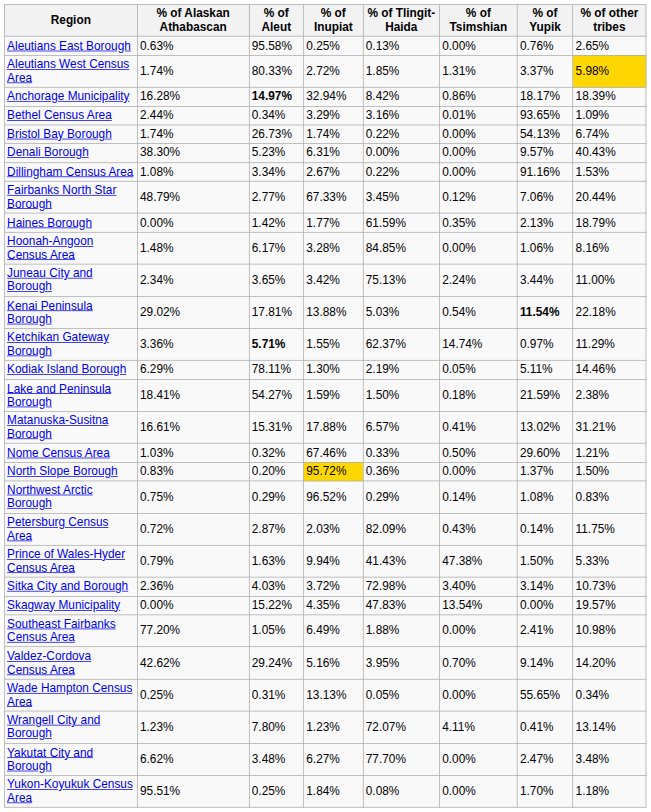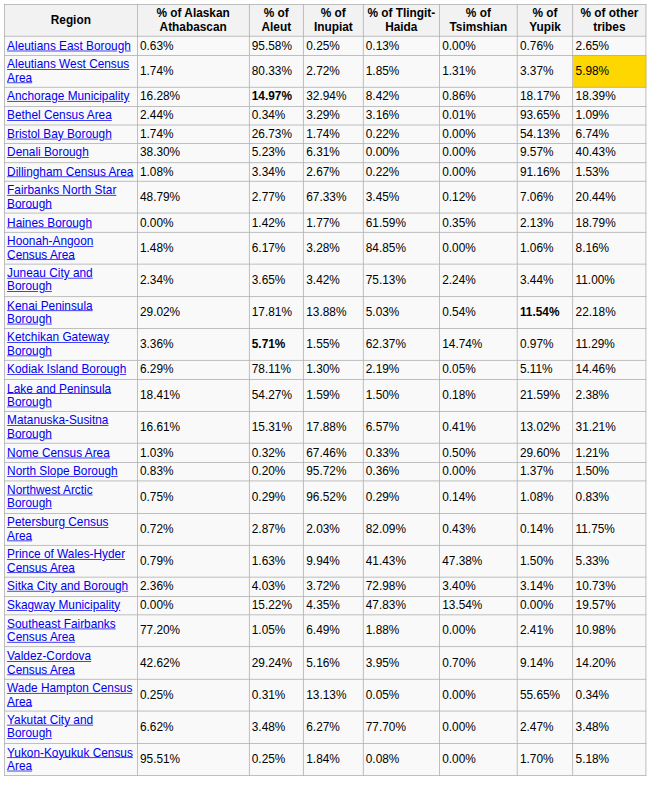(326, 471) gold background -> (326, 471) no background
- row: (54, 727)
(592, 791) 1.18% -> (592, 759) 5.18%
